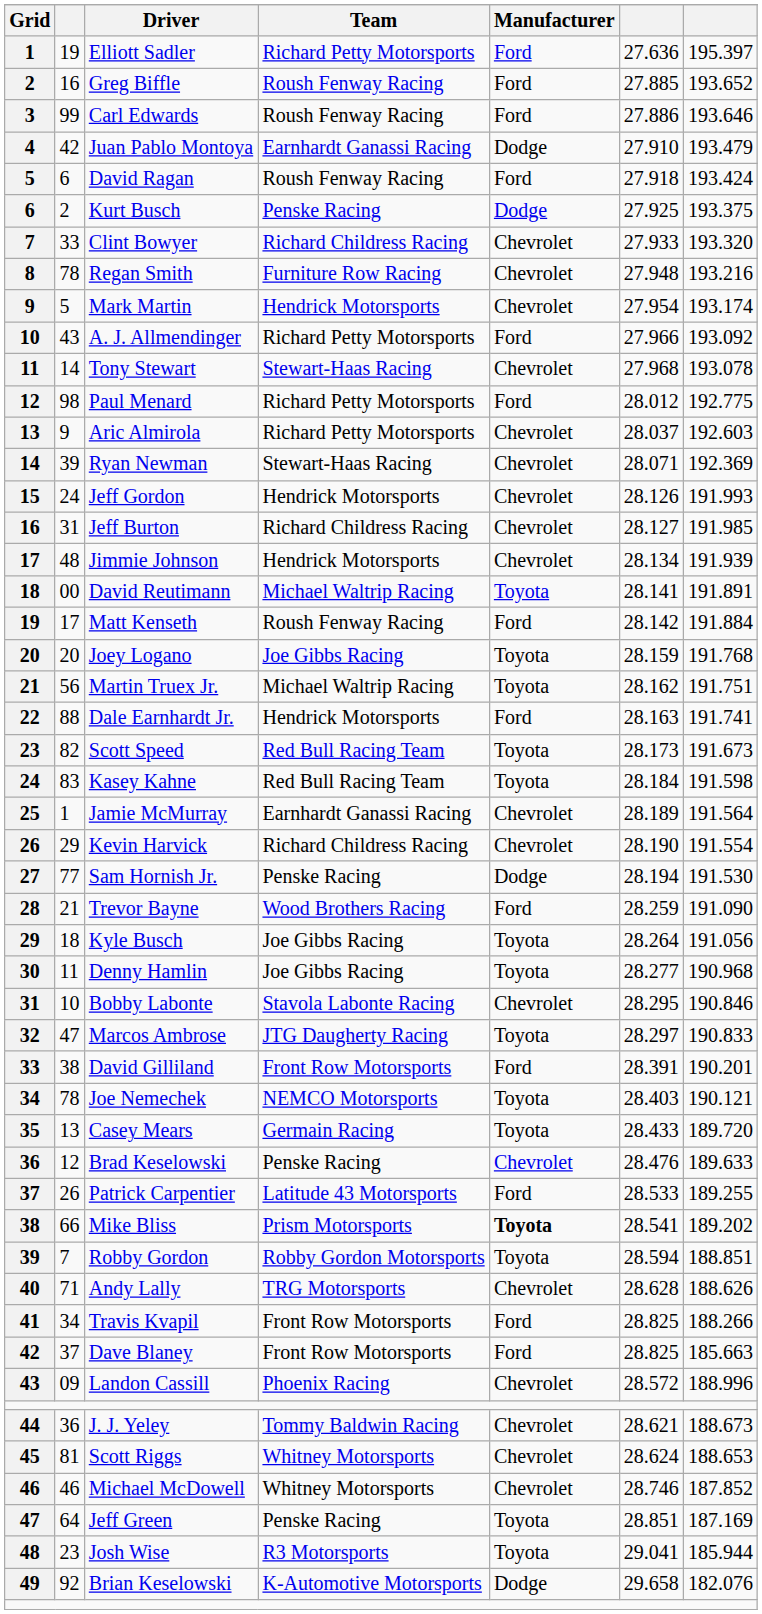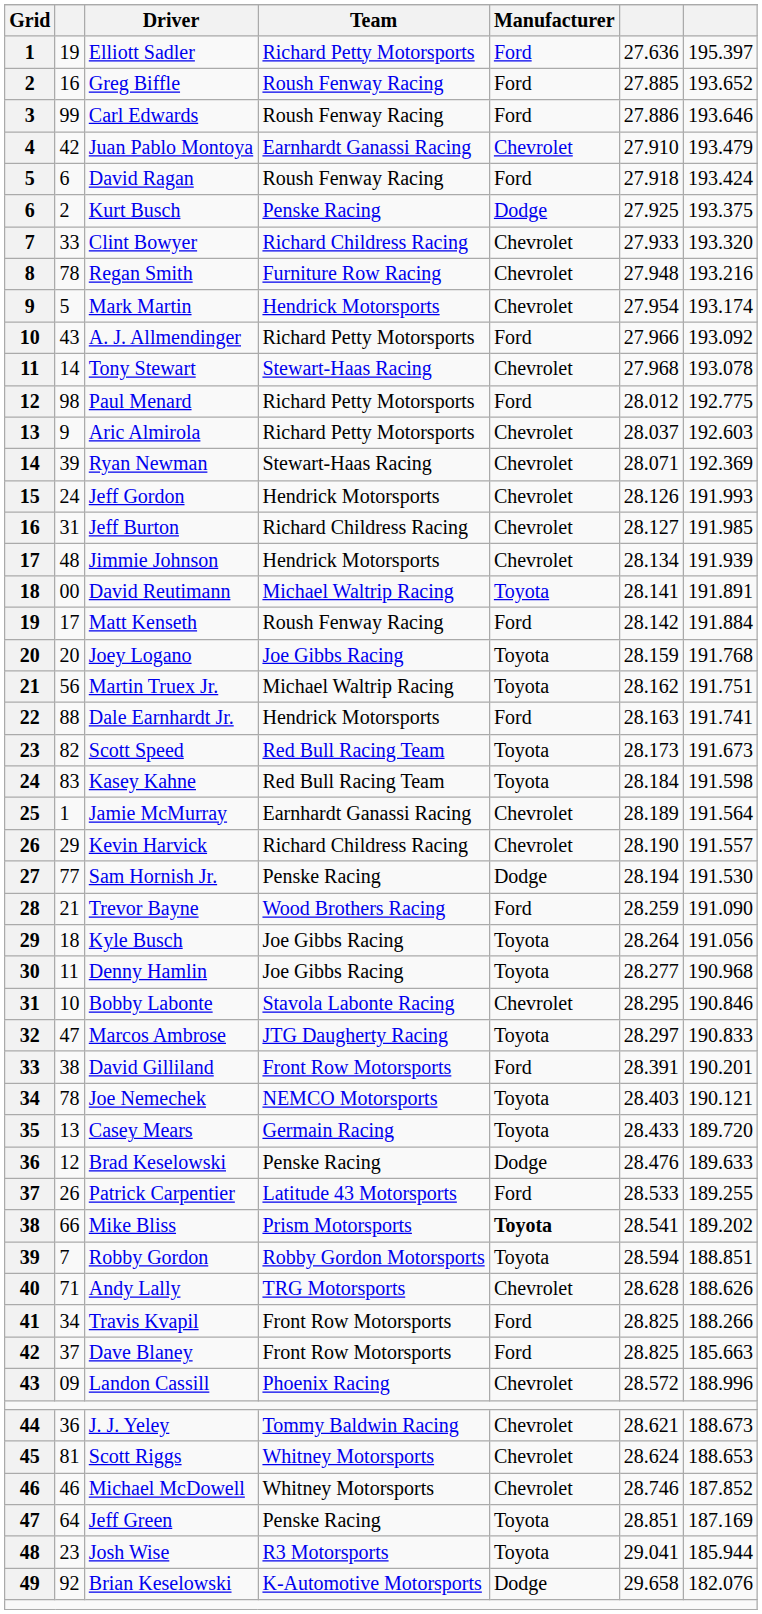(521, 147) Dodge -> (533, 147) Chevrolet
(721, 845) 191.554 -> (721, 845) 191.557
(533, 1162) Chevrolet -> (521, 1162) Dodge
